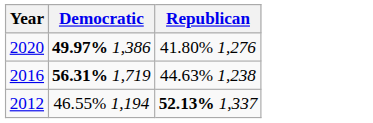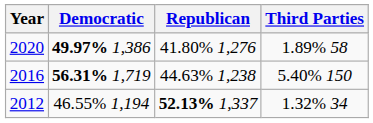+ column: (315, 18)
